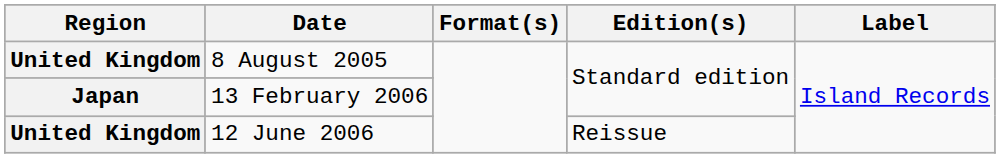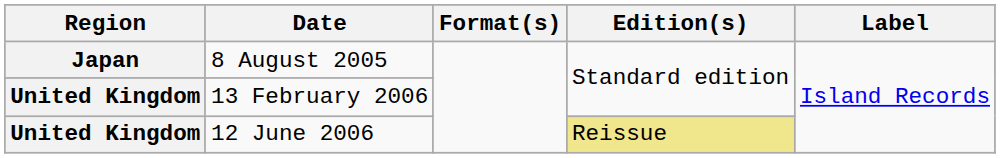(105, 60) United Kingdom -> (105, 60) Japan
(105, 97) Japan -> (105, 97) United Kingdom
(619, 134) no background -> (619, 134) khaki background
